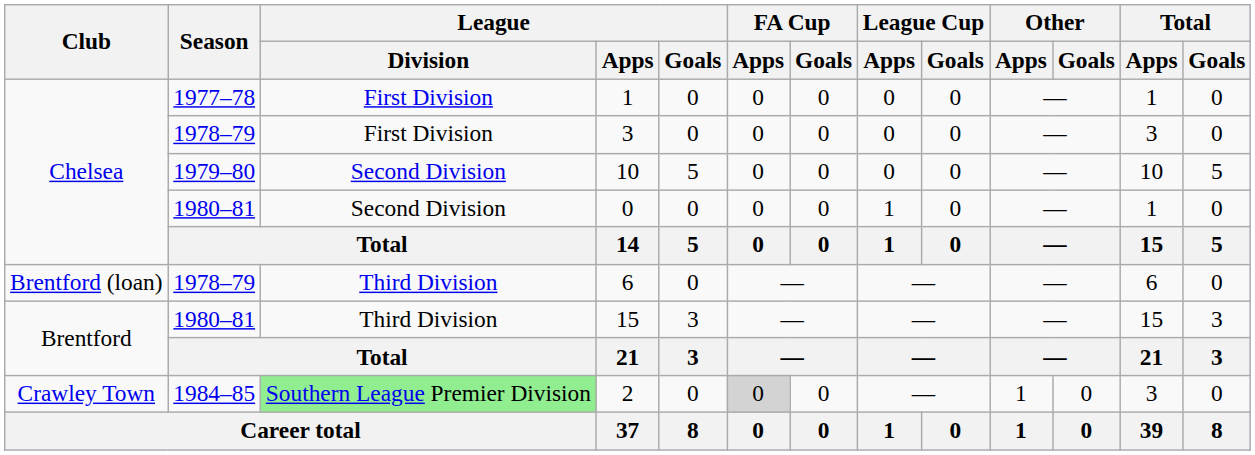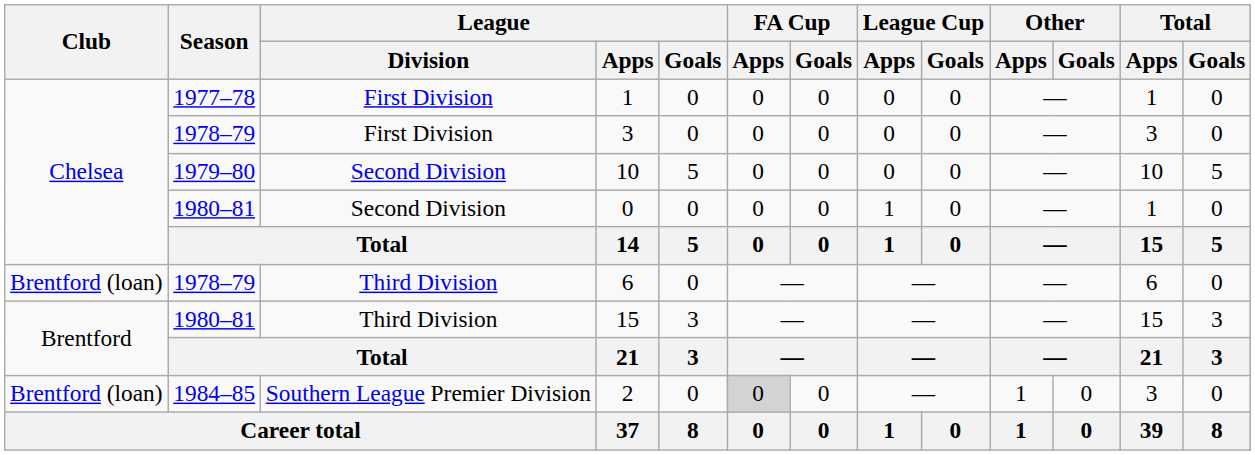(86, 393) Crawley Town -> (86, 393) Brentford (loan)
(428, 393) lightgreen background -> (428, 393) no background
